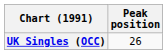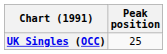(135, 41) 26 -> (135, 41) 25
